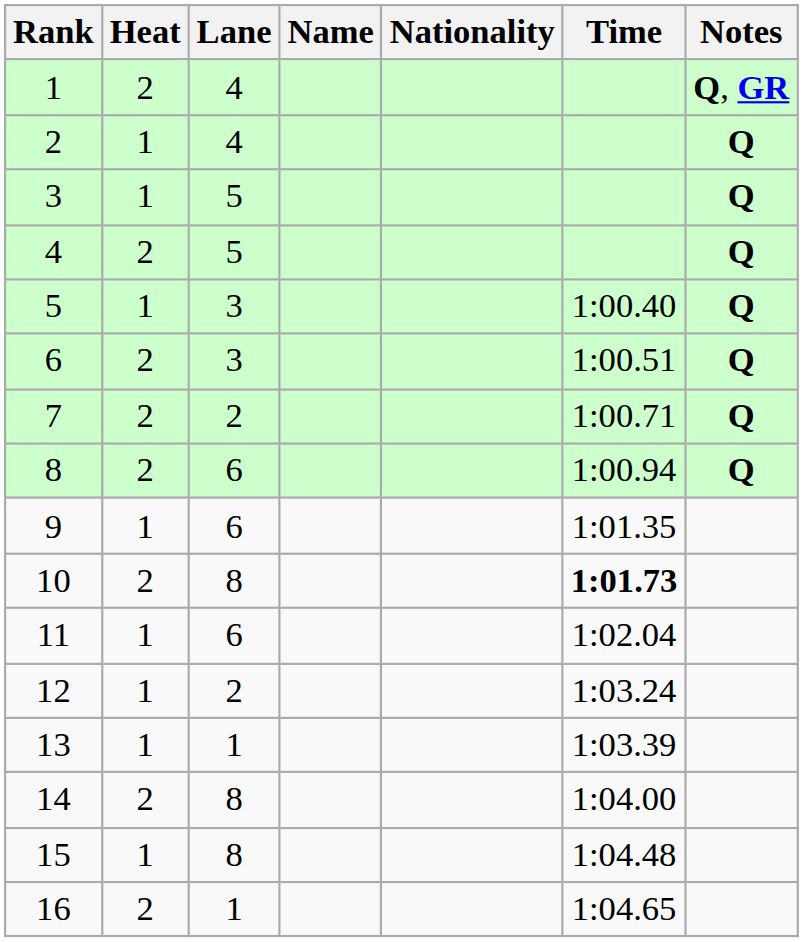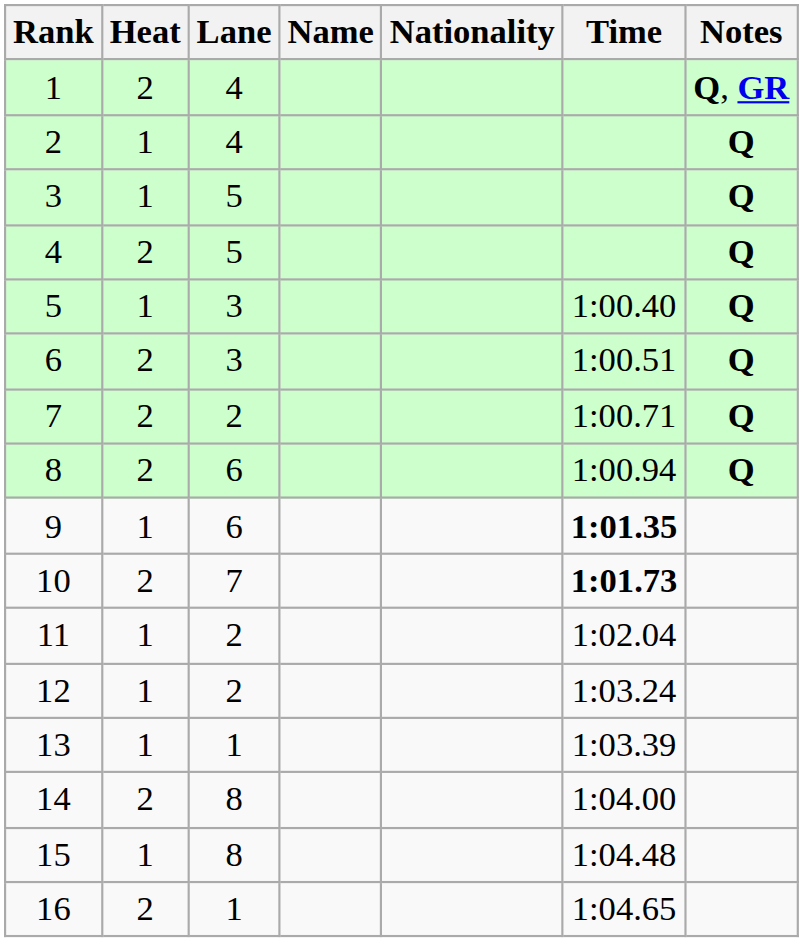(624, 525) normal -> (624, 525) bold
(234, 580) 8 -> (234, 580) 7
(234, 634) 6 -> (234, 634) 2
